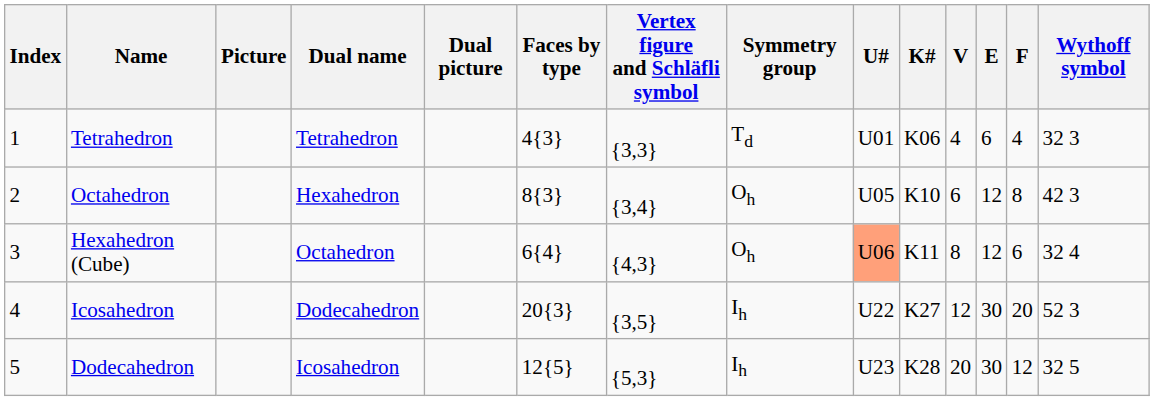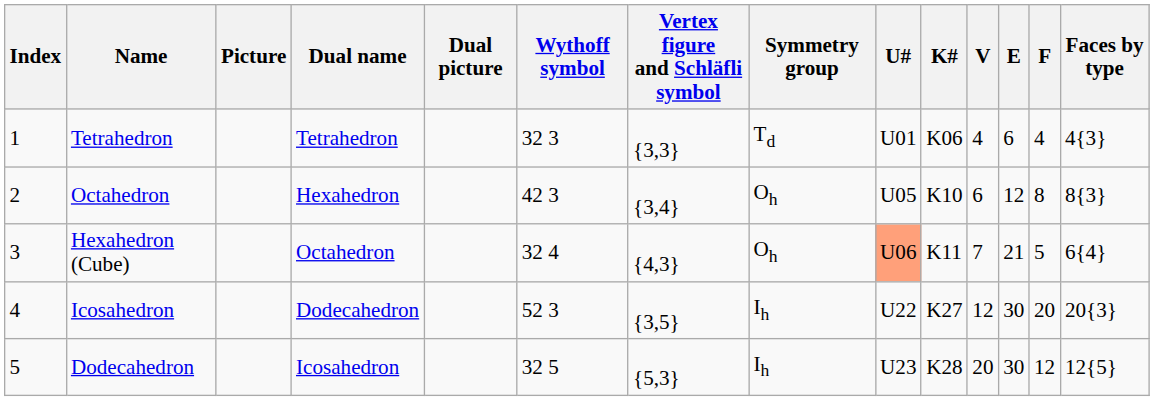columns swapped: (1093, 56) <-> (561, 56)
(955, 252) 8 -> (978, 252) 7
(991, 252) 12 -> (1014, 252) 21
(1017, 252) 6 -> (1039, 252) 5
